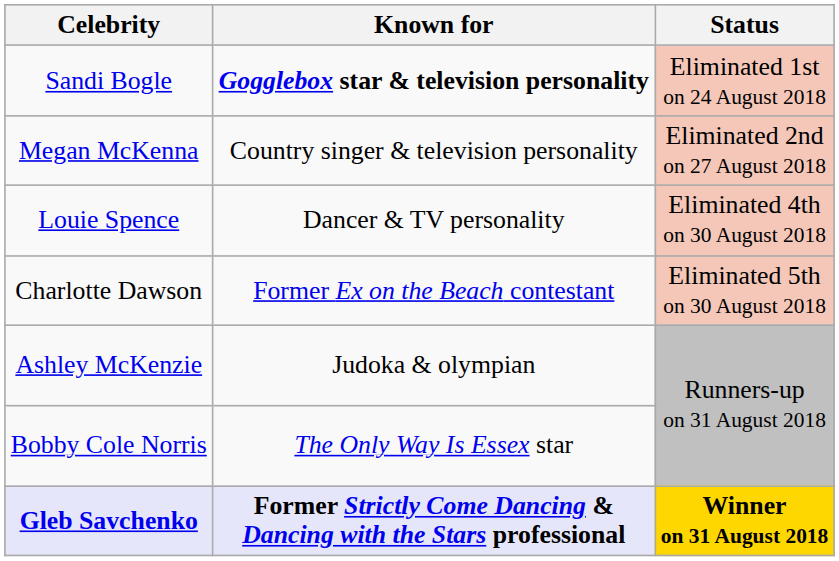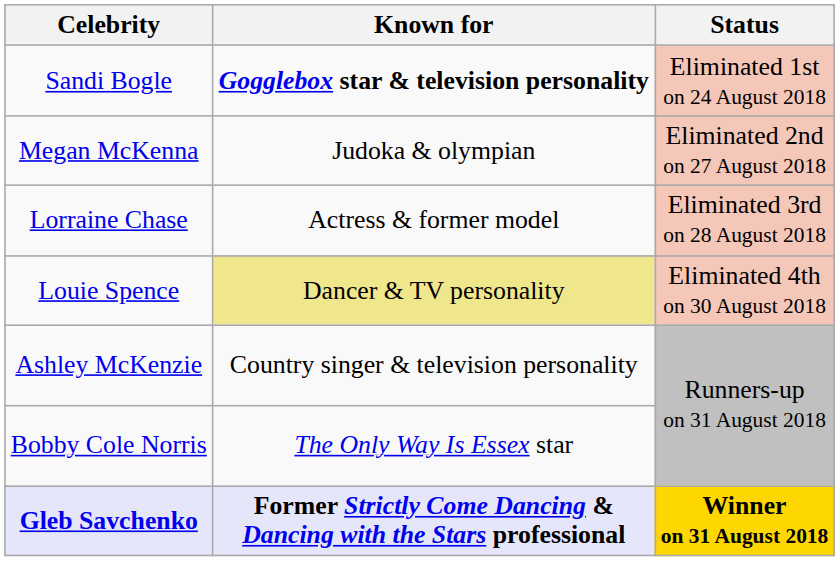(434, 150) Country singer & television personality -> (434, 150) Judoka & olympian
+ row: (109, 219)
(434, 219) no background -> (434, 289) khaki background
- row: (109, 289)
(434, 364) Judoka & olympian -> (434, 364) Country singer & television personality
